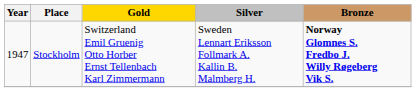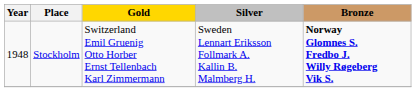(18, 54) 1947 -> (18, 54) 1948
